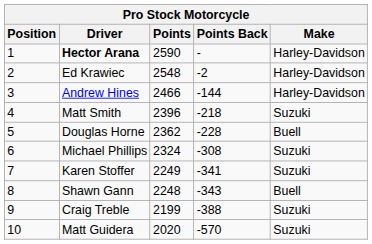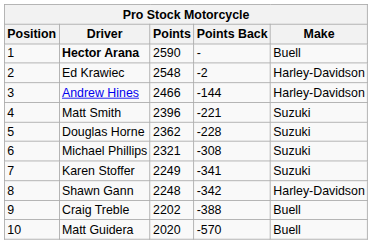(319, 54) Harley-Davidson -> (287, 54) Buell
(209, 112) -218 -> (209, 112) -221
(287, 132) Buell -> (292, 132) Suzuki
(167, 152) 2324 -> (167, 152) 2321
(209, 191) -343 -> (209, 191) -342
(287, 191) Buell -> (319, 191) Harley-Davidson
(167, 210) 2199 -> (167, 210) 2202
(292, 210) Suzuki -> (287, 210) Buell
(292, 230) Suzuki -> (287, 230) Buell
